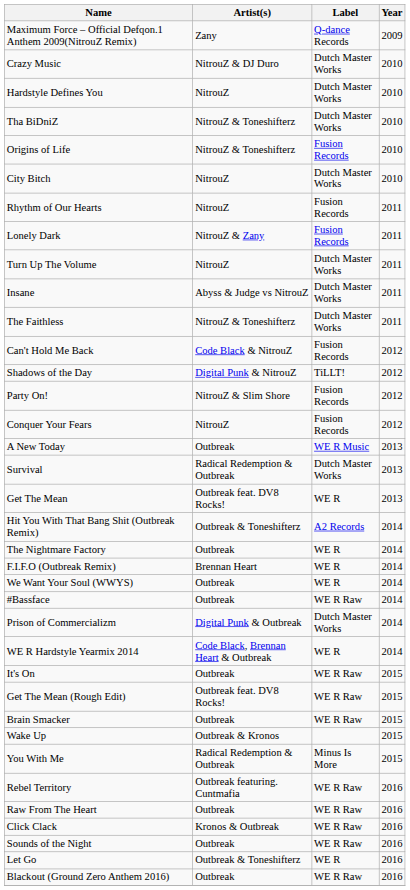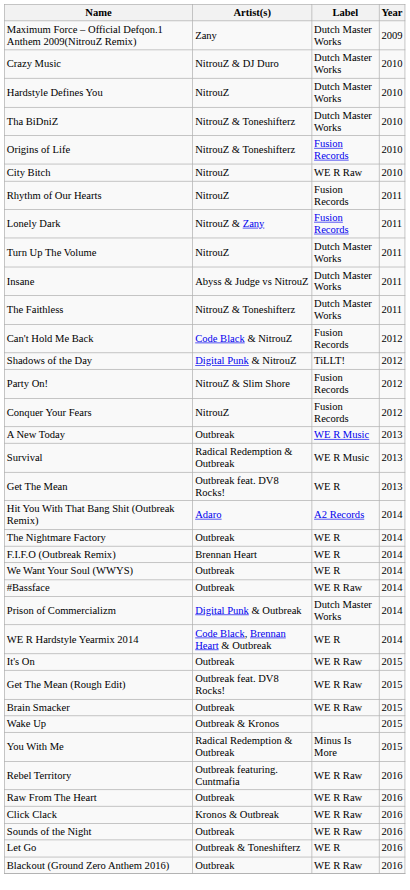(332, 35) Q-dance Records -> (343, 35) Dutch Master Works
(343, 178) Dutch Master Works -> (338, 172) WE R Raw
(343, 469) Dutch Master Works -> (342, 457) WE R Music
(248, 527) Outbreak & Toneshifterz -> (208, 515) Adaro
